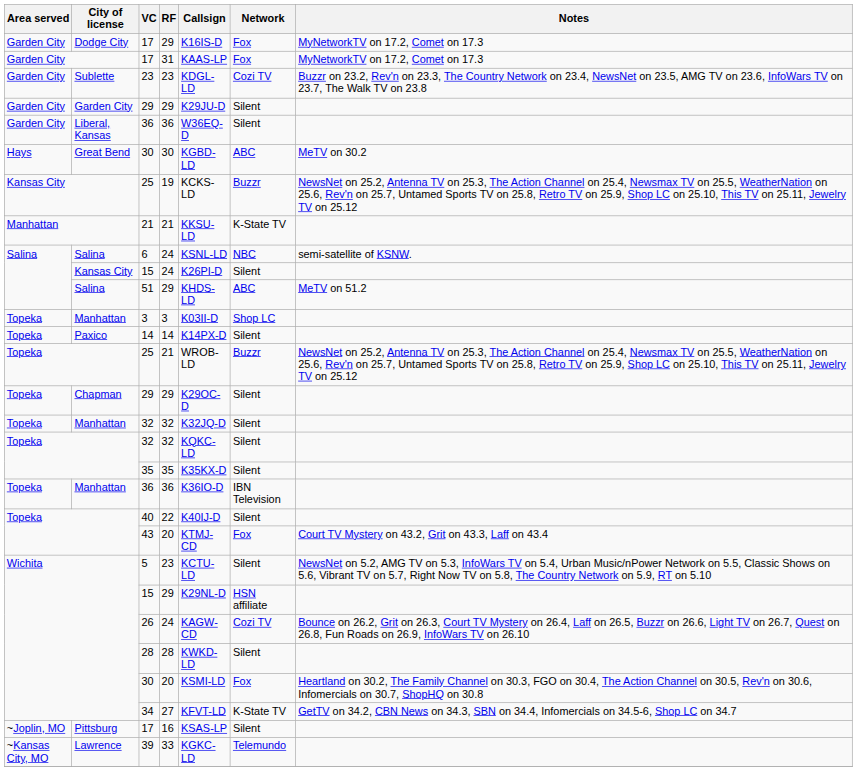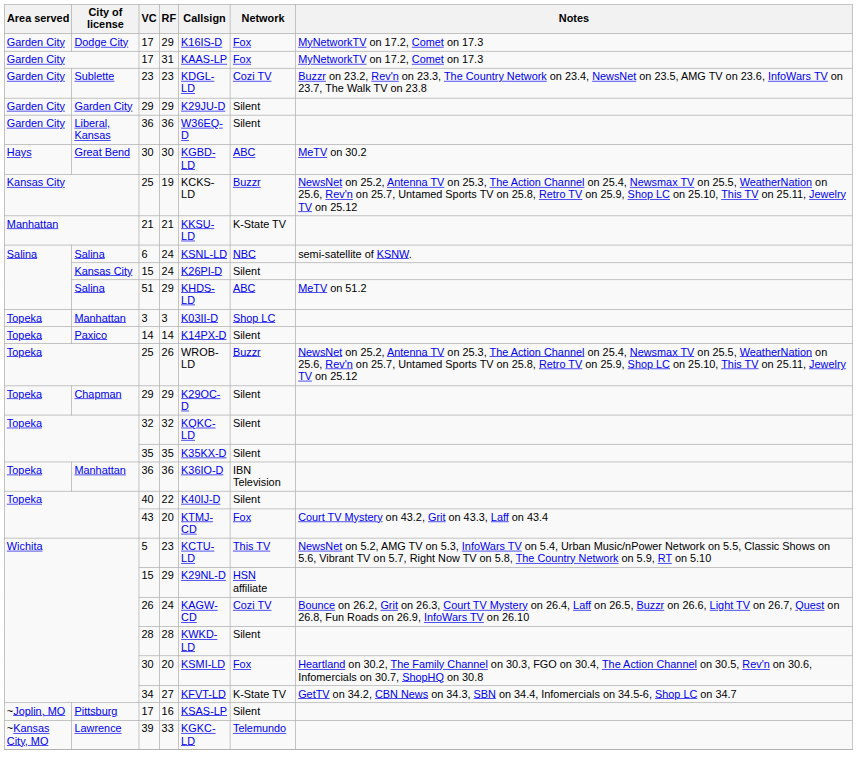(168, 352) 21 -> (168, 352) 26
- row: (100, 423)
(247, 564) Silent -> (252, 546) This TV
